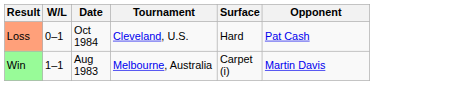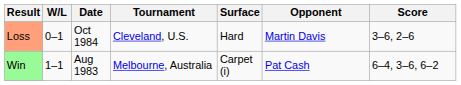+ column: (413, 13)
(287, 36) Pat Cash -> (295, 36) Martin Davis
(295, 65) Martin Davis -> (287, 65) Pat Cash
